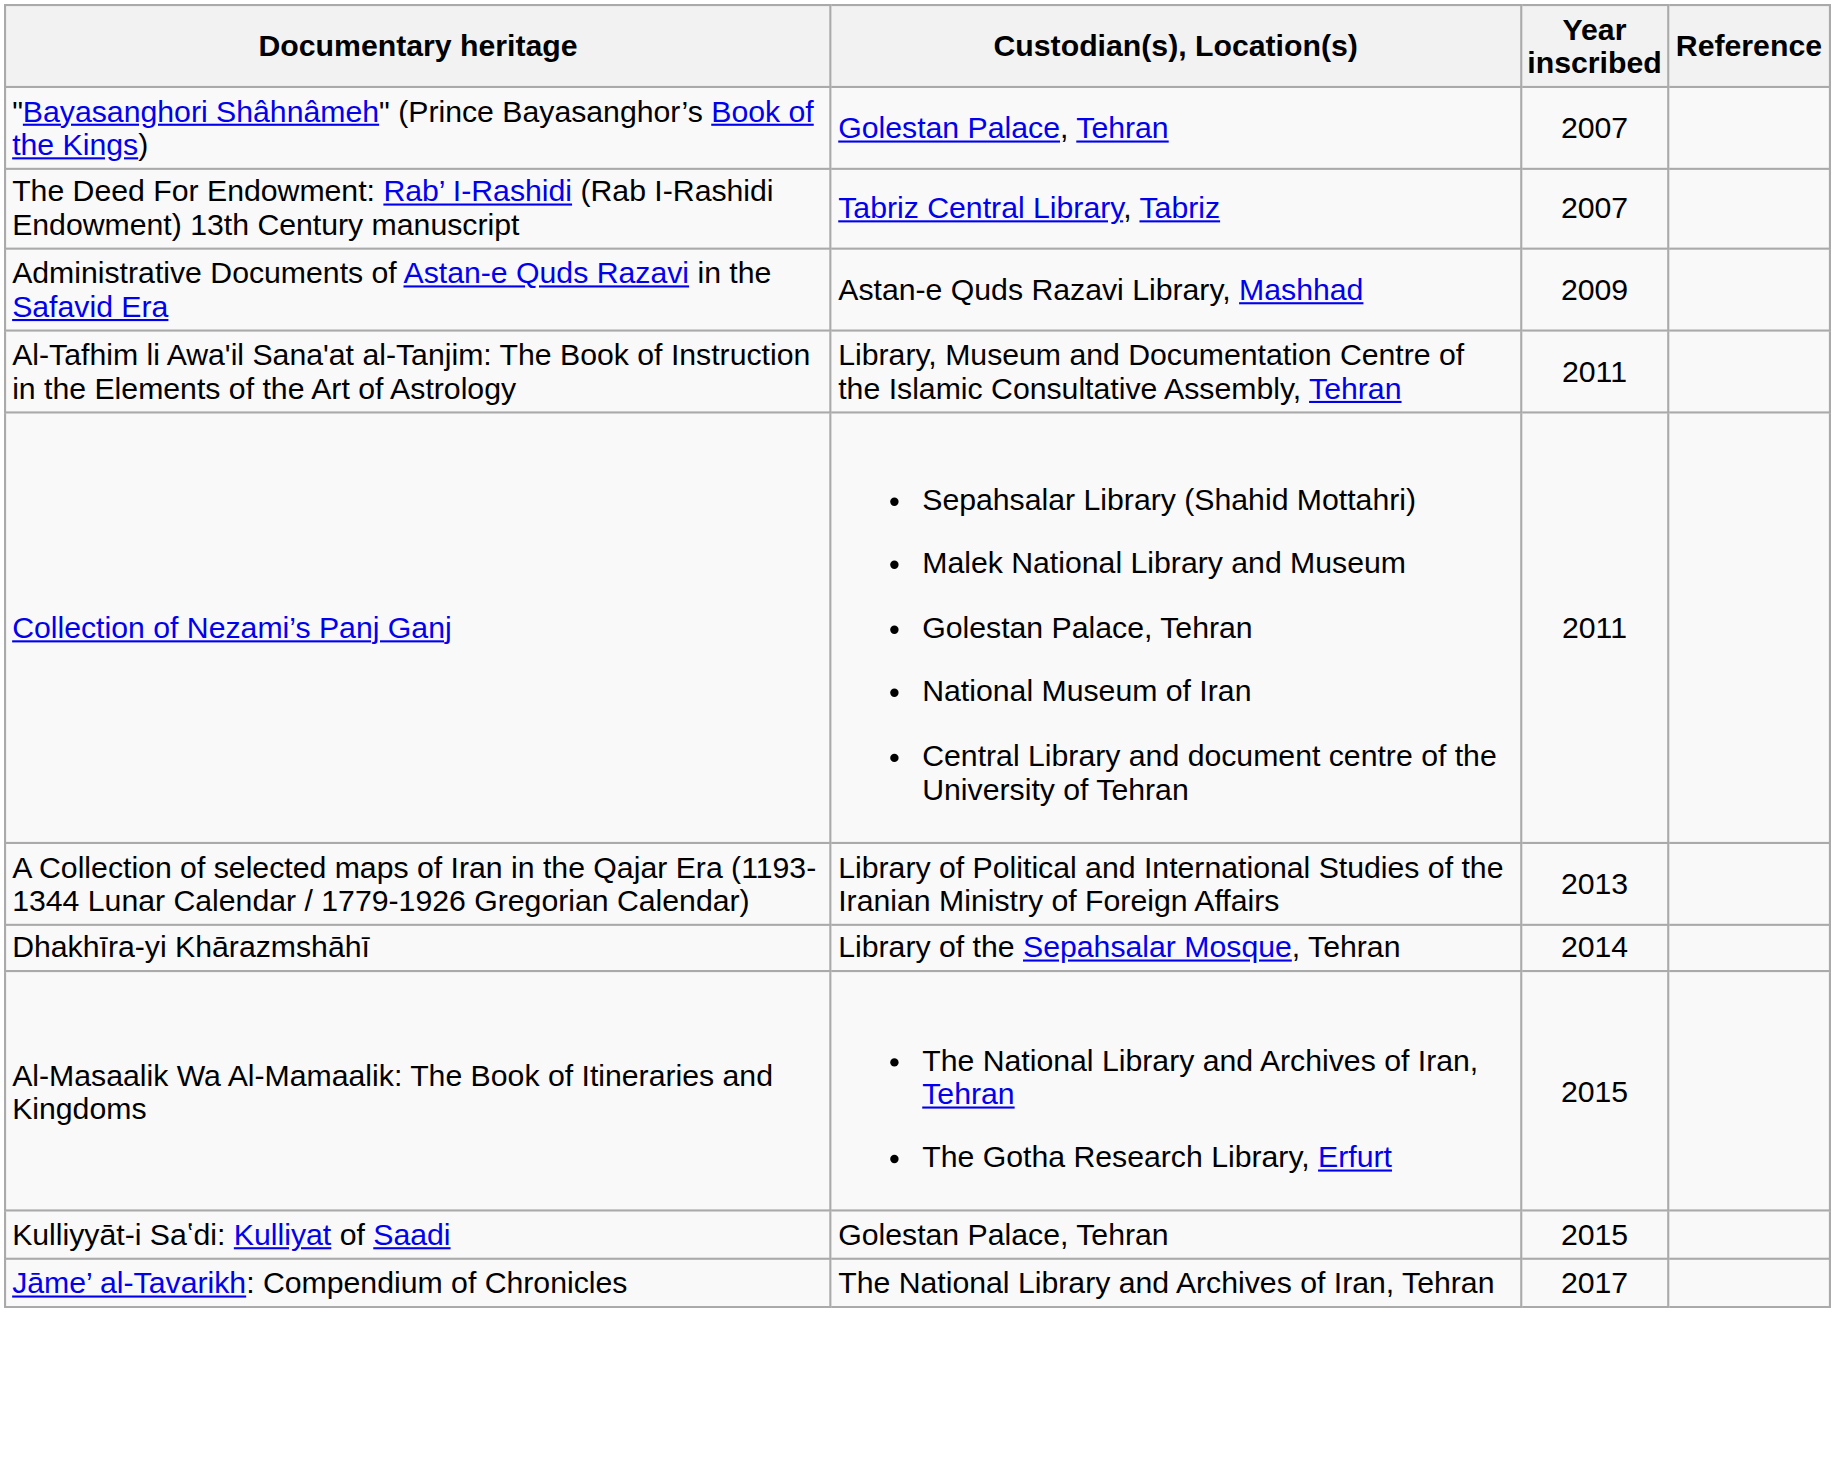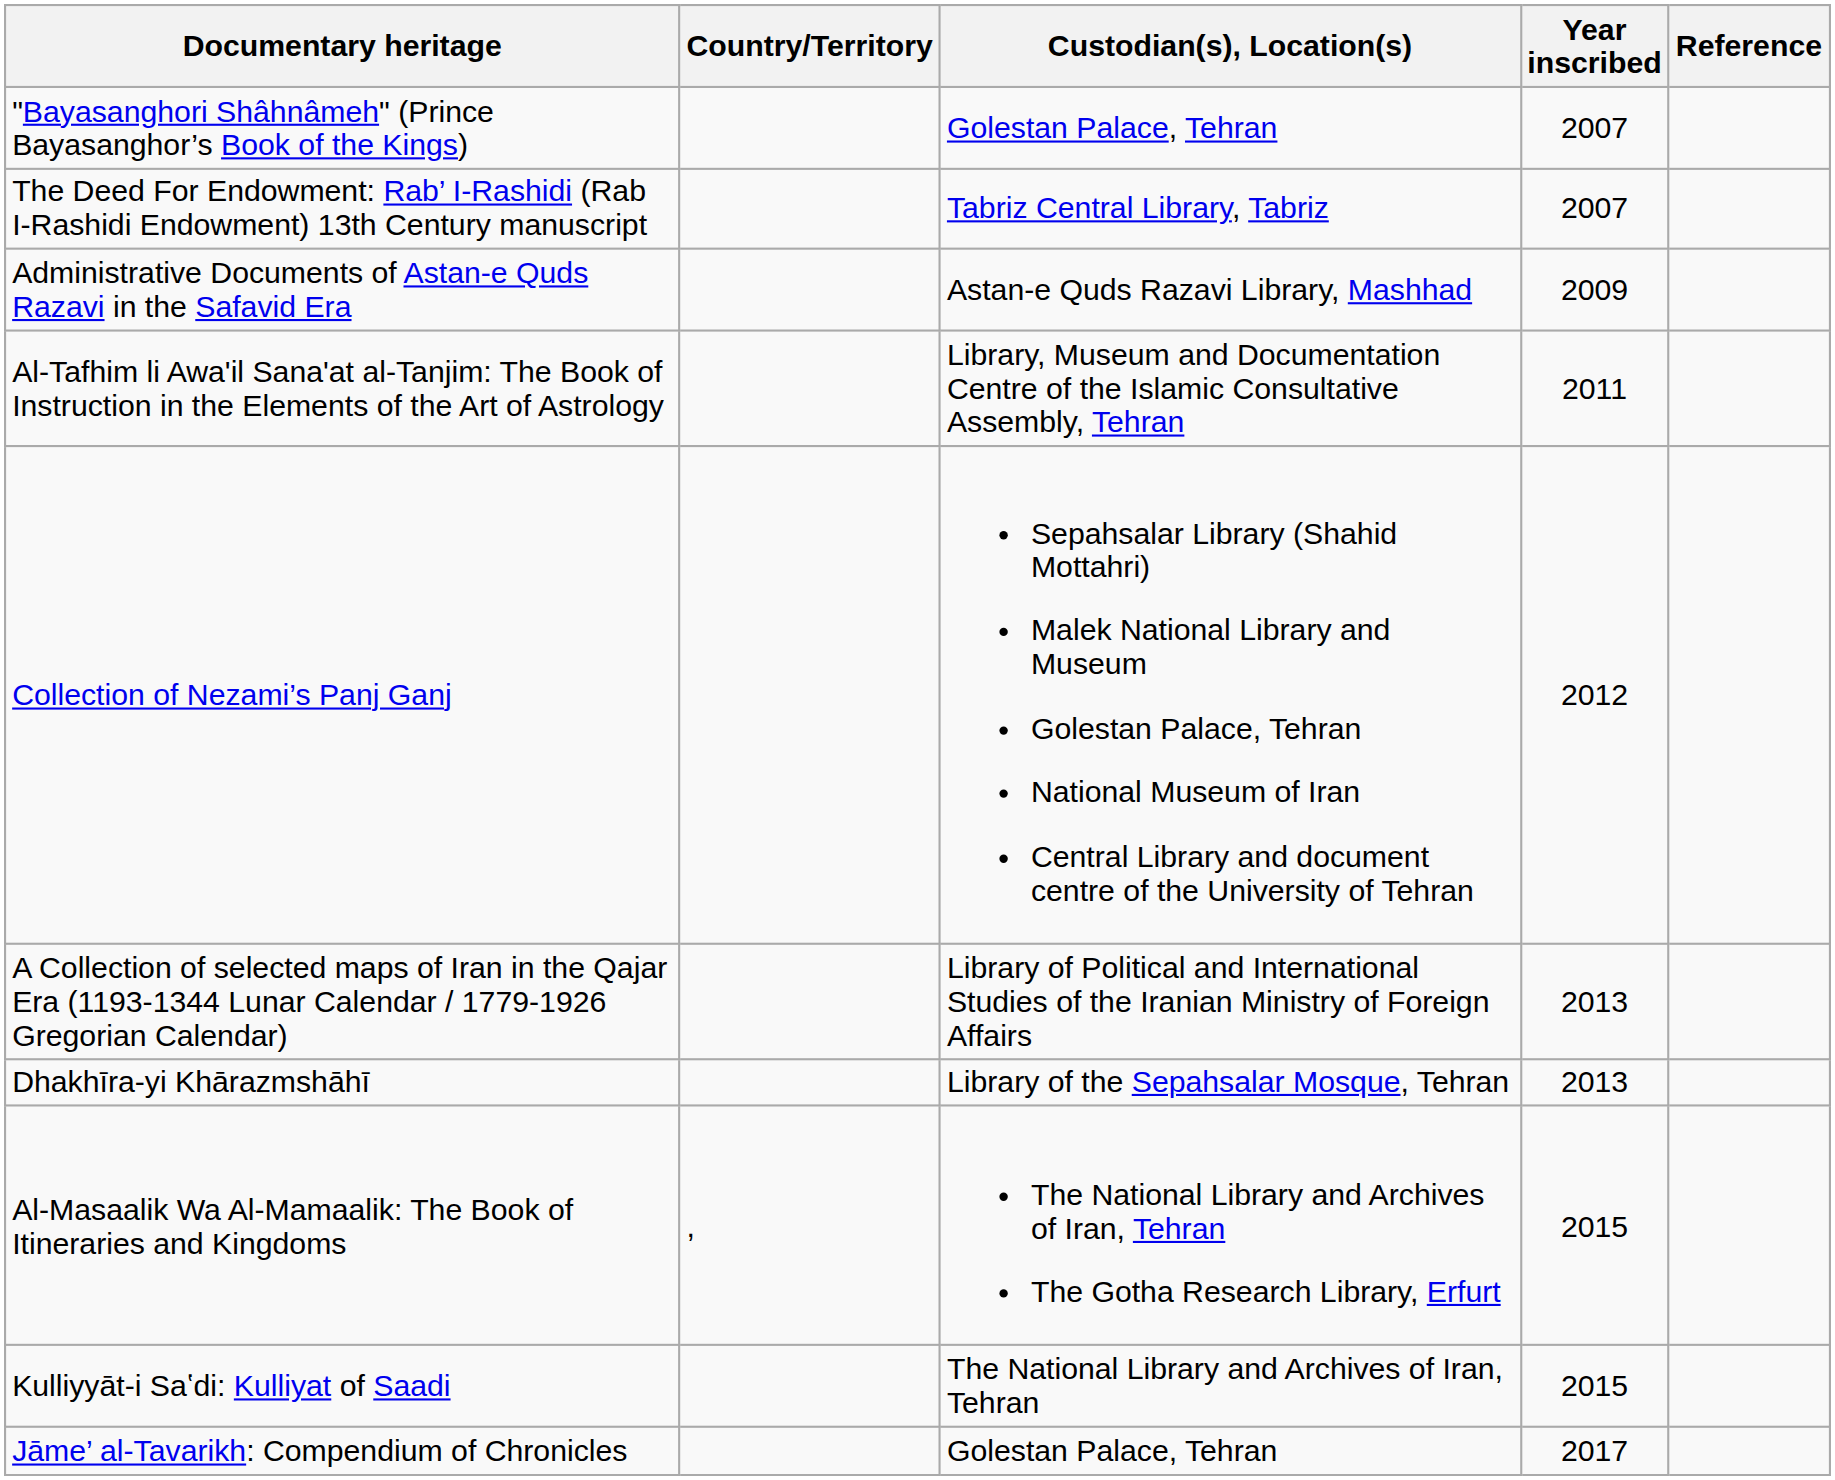+ column: (810, 46)
(1595, 628) 2011 -> (1595, 695) 2012
(1595, 948) 2014 -> (1595, 1083) 2013
(1003, 1235) Golestan Palace, Tehran -> (1225, 1386) The National Library and Archives of Iran, Tehran
(1166, 1283) The National Library and Archives of Iran, Tehran -> (1112, 1451) Golestan Palace, Tehran
